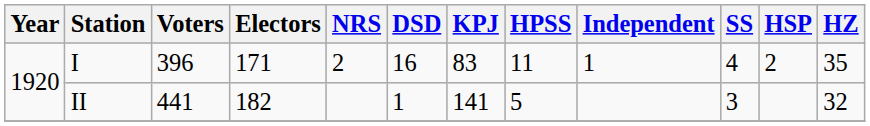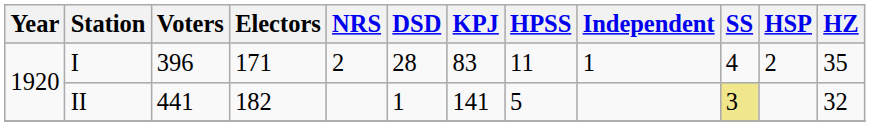(405, 62) 16 -> (405, 62) 28
(732, 101) no background -> (732, 101) khaki background
